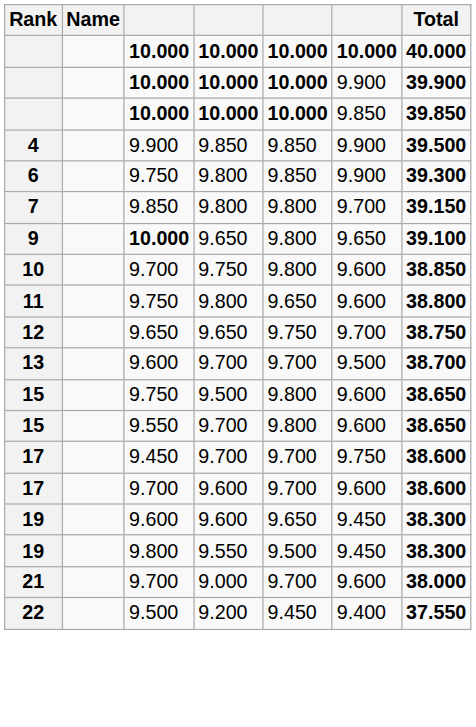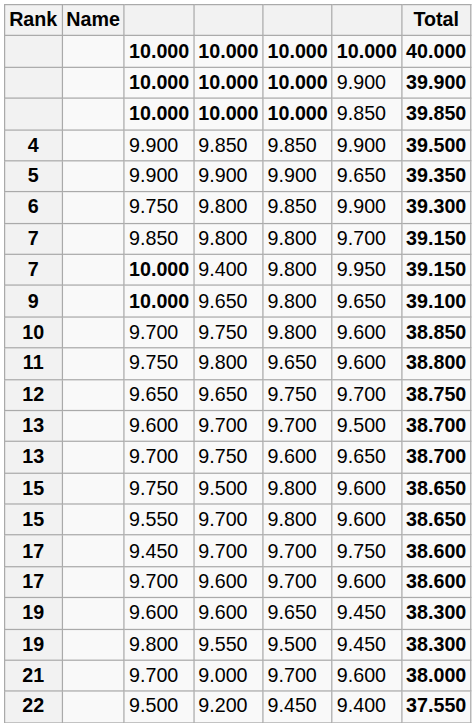+ row: (33, 176)
+ row: (33, 269)
+ row: (33, 457)
